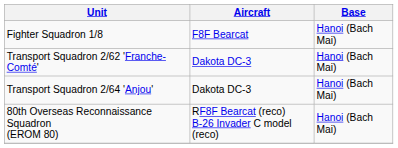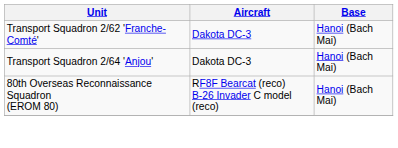- row: (55, 34)
